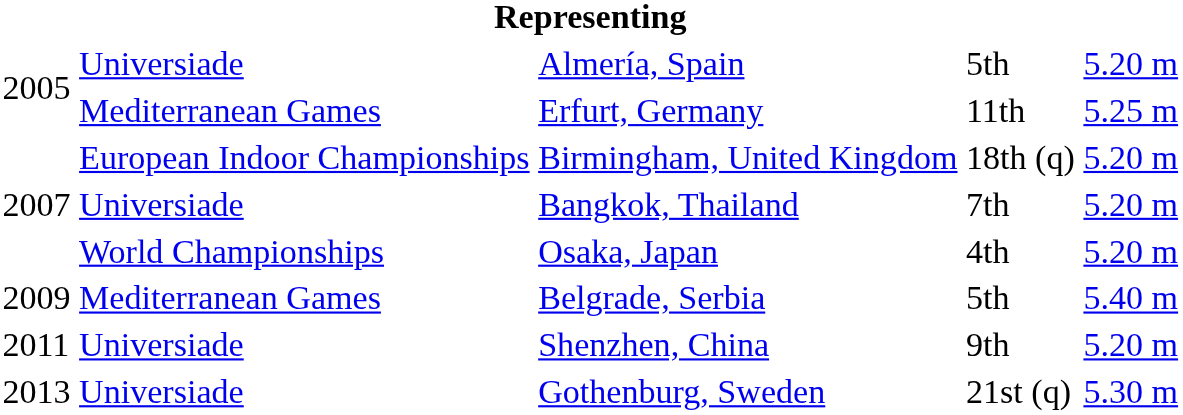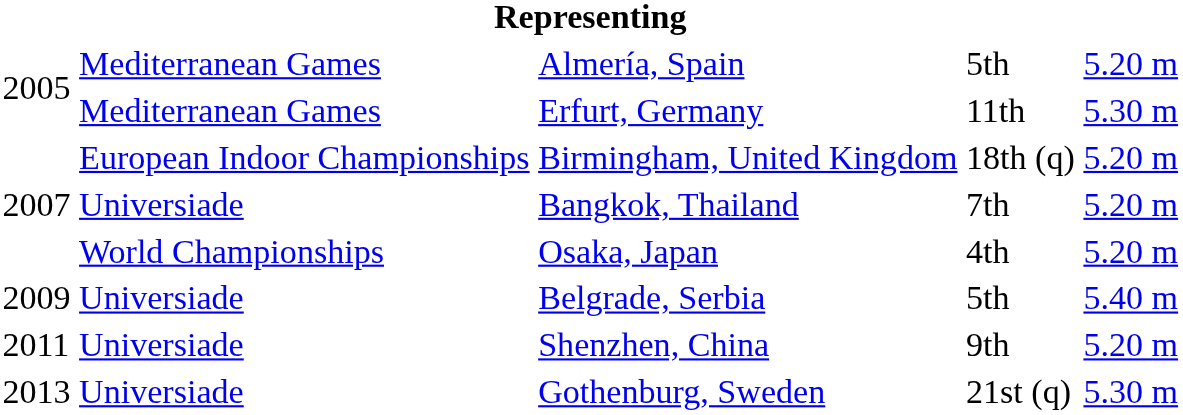(161, 63) Universiade -> (230, 63) Mediterranean Games
(1131, 110) 5.25 m -> (1131, 110) 5.30 m
(230, 298) Mediterranean Games -> (161, 298) Universiade
